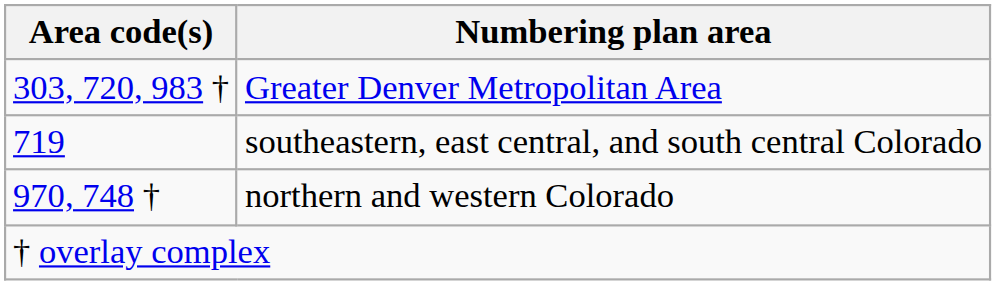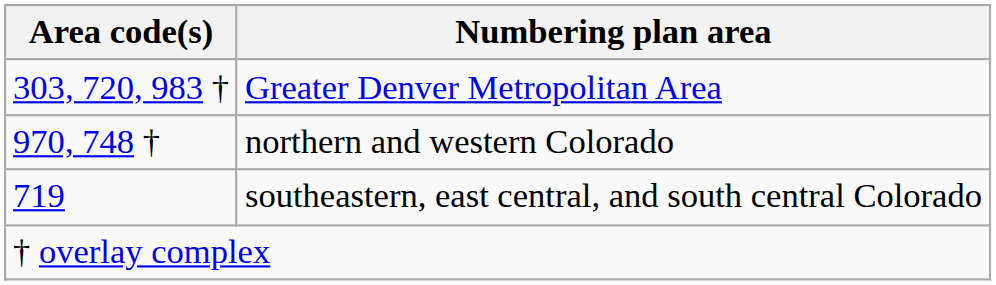rows swapped: (613, 141) <-> (459, 196)
